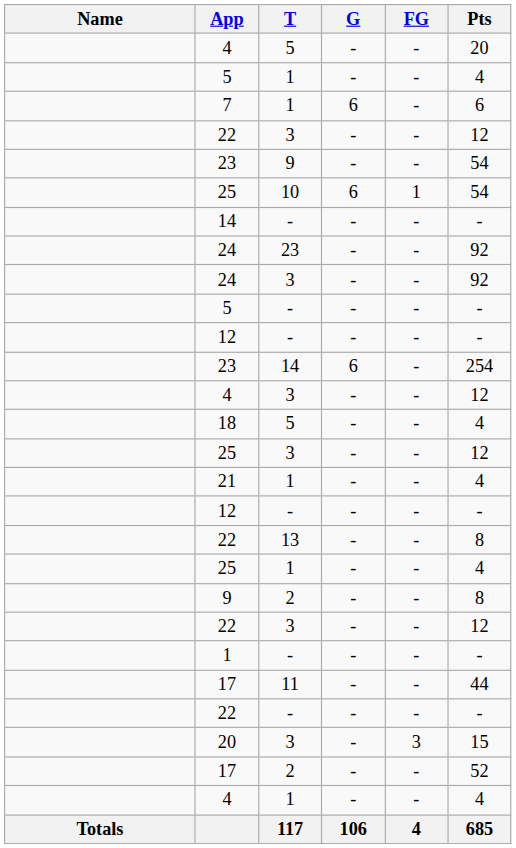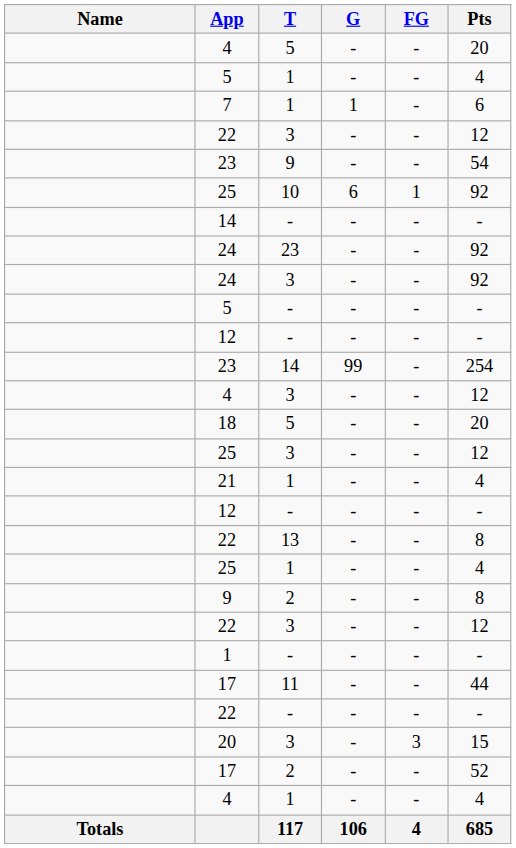(353, 105) 6 -> (353, 105) 1
(479, 192) 54 -> (479, 192) 92
(353, 366) 6 -> (353, 366) 99
(479, 423) 4 -> (479, 423) 20
